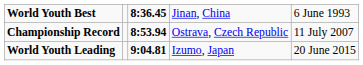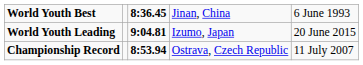rows swapped: (63, 32) <-> (61, 50)
